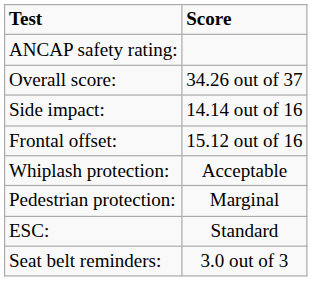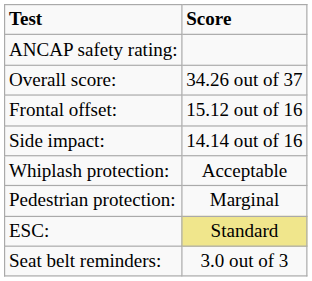rows swapped: (63, 140) <-> (57, 110)
(244, 230) no background -> (244, 230) khaki background
